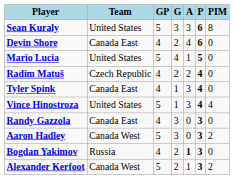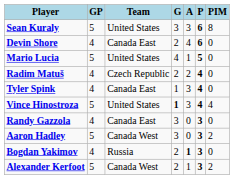columns swapped: (120, 12) <-> (163, 12)
(176, 105) normal -> (176, 105) bold
